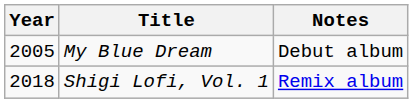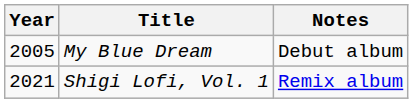(32, 82) 2018 -> (32, 82) 2021
